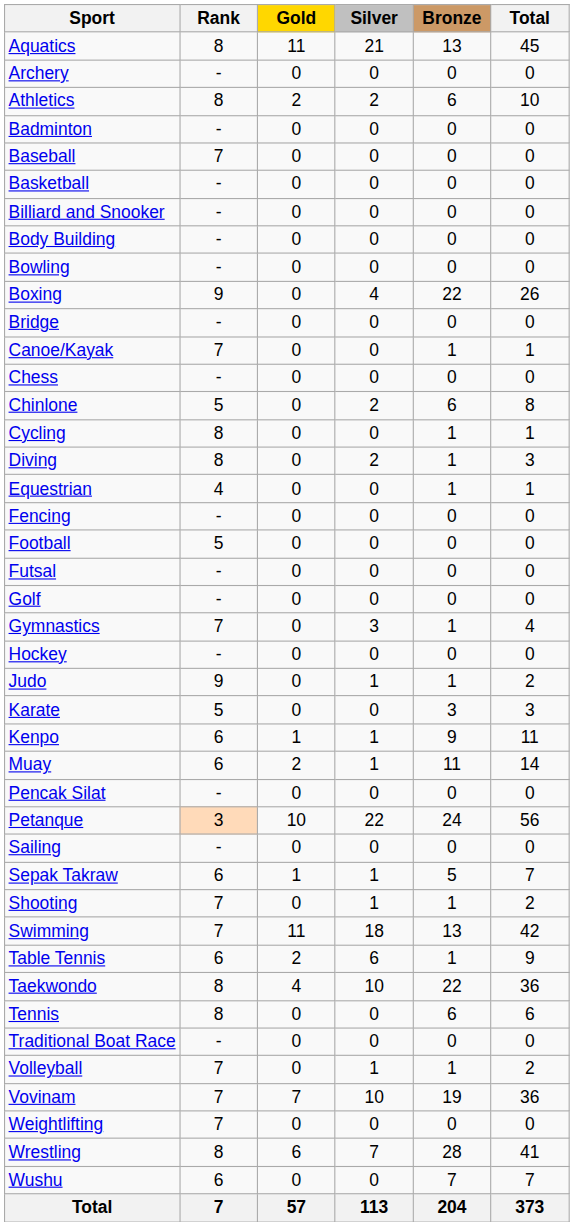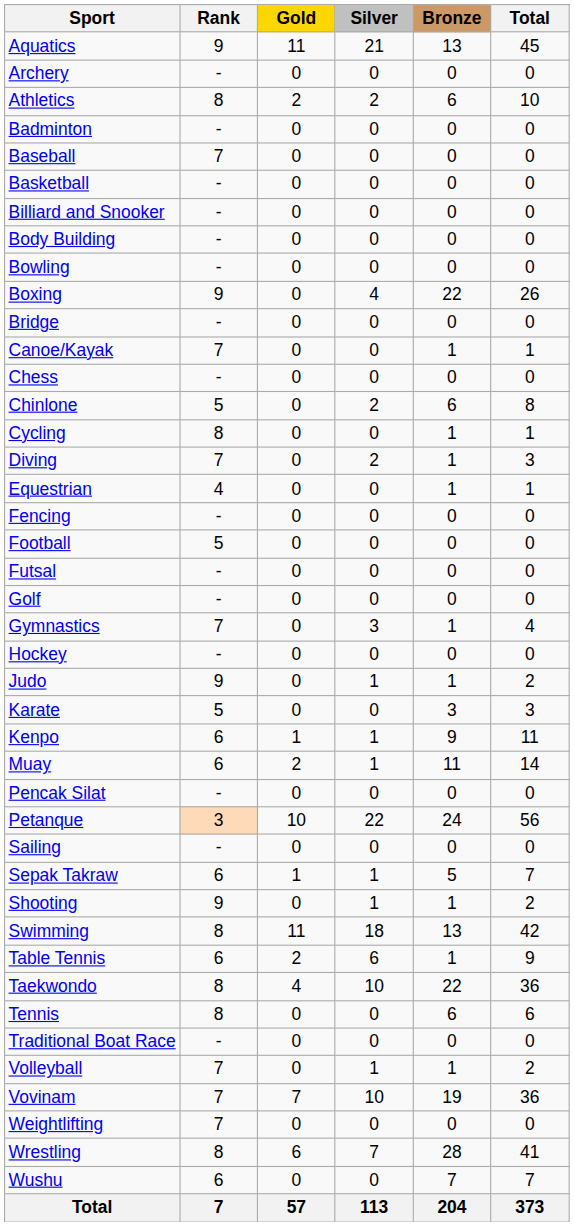(219, 45) 8 -> (219, 45) 9
(219, 460) 8 -> (219, 460) 7
(219, 903) 7 -> (219, 903) 9
(219, 931) 7 -> (219, 931) 8
